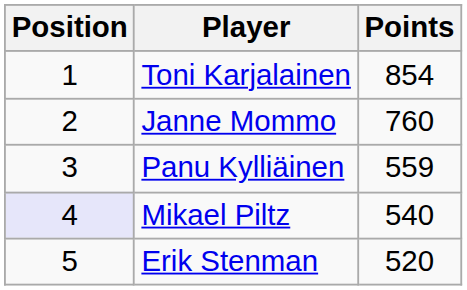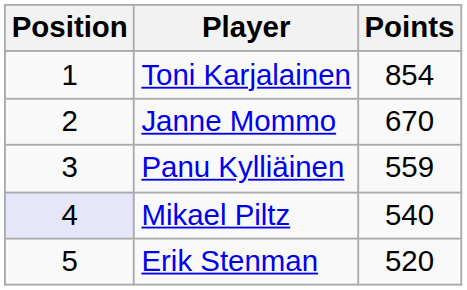(409, 121) 760 -> (409, 121) 670
